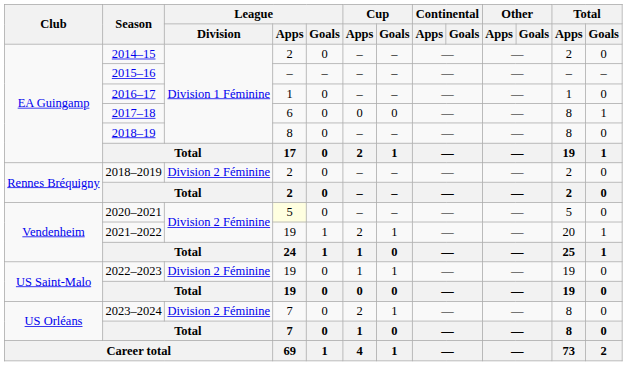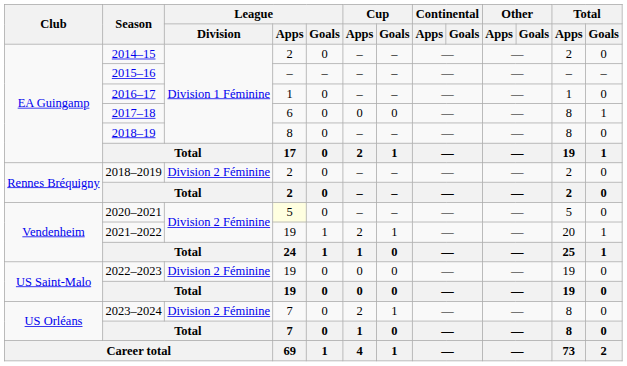(359, 271) 1 -> (359, 271) 0
(394, 271) 1 -> (394, 271) 0
